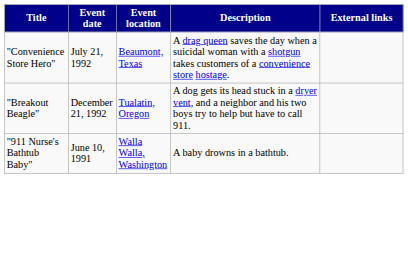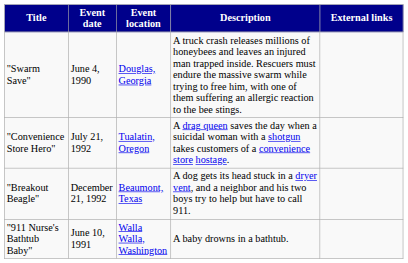+ row: (23, 74)
(141, 57) Beaumont, Texas -> (137, 143) Tualatin, Oregon
(137, 108) Tualatin, Oregon -> (141, 193) Beaumont, Texas
